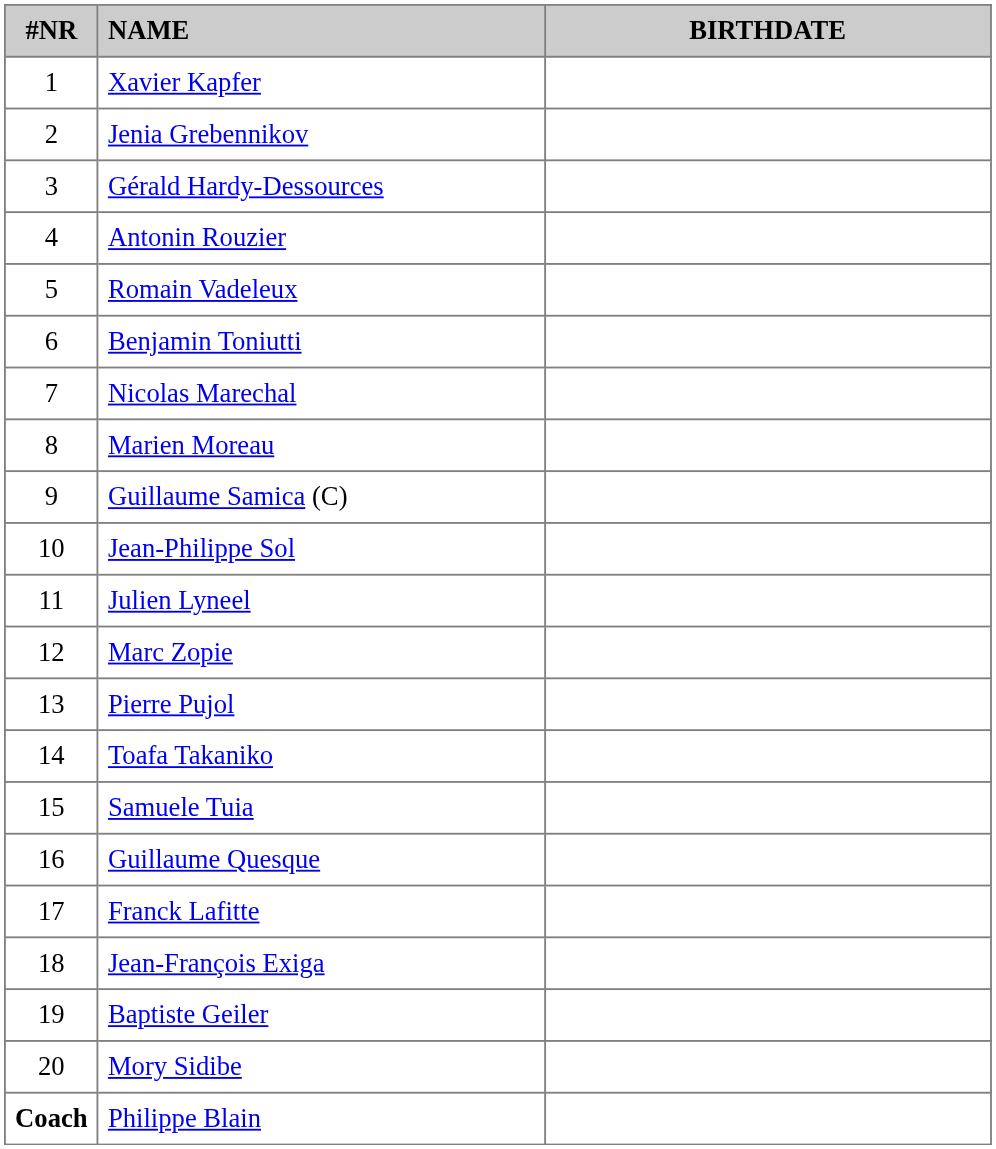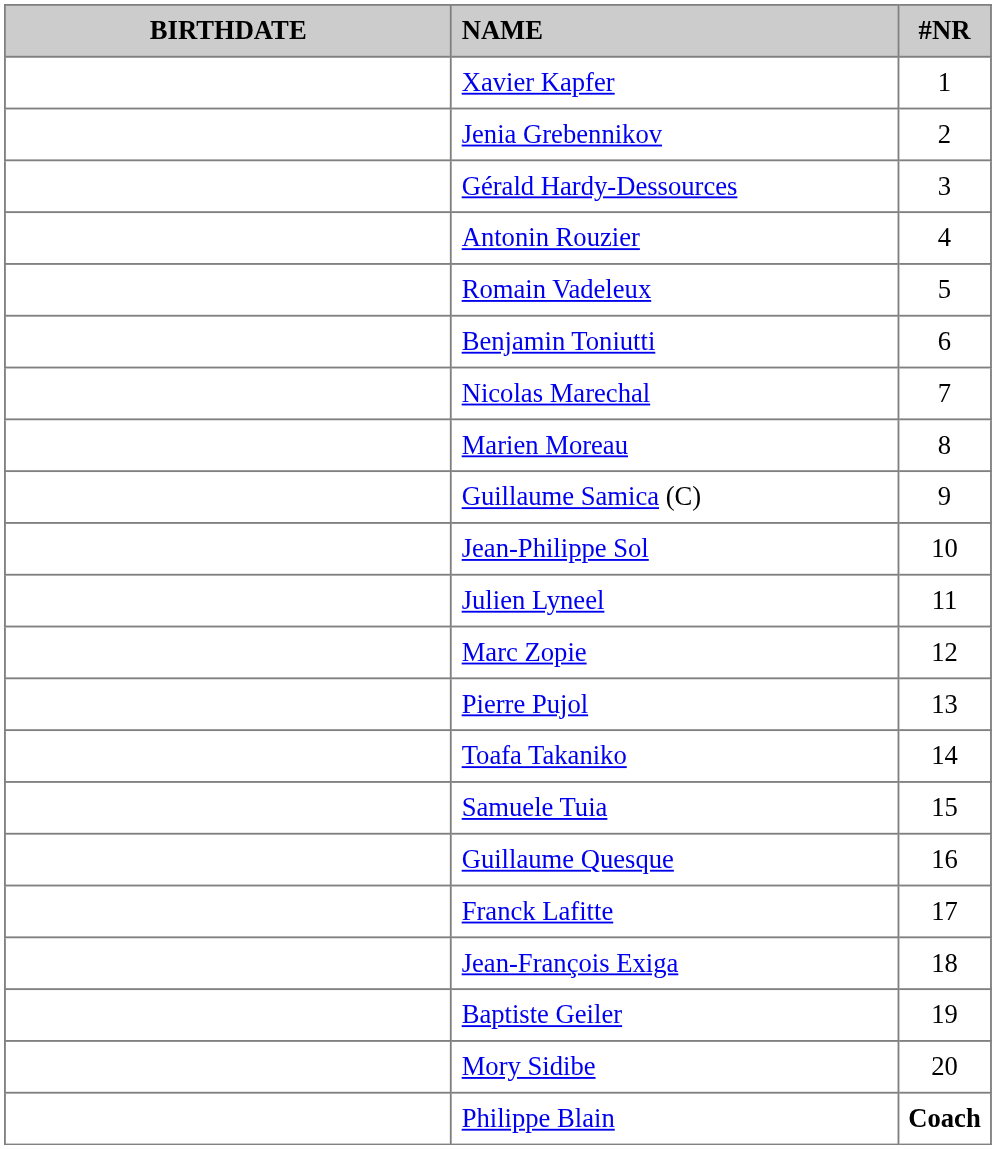columns swapped: (51, 30) <-> (768, 30)
